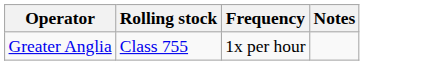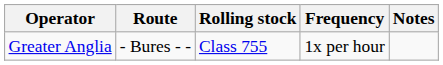+ column: (155, 18)
